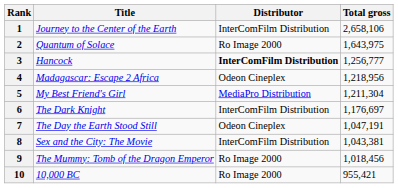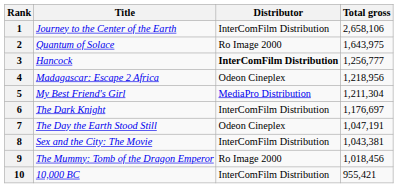(250, 175) Ro Image 2000 -> (274, 175) InterComFilm Distribution
